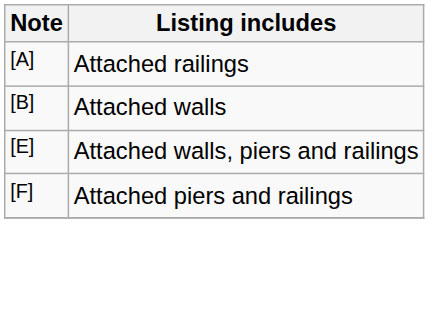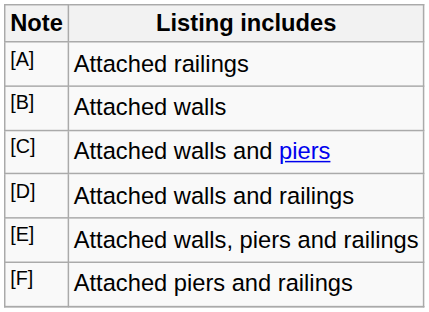+ row: (202, 151)
+ row: (214, 195)
